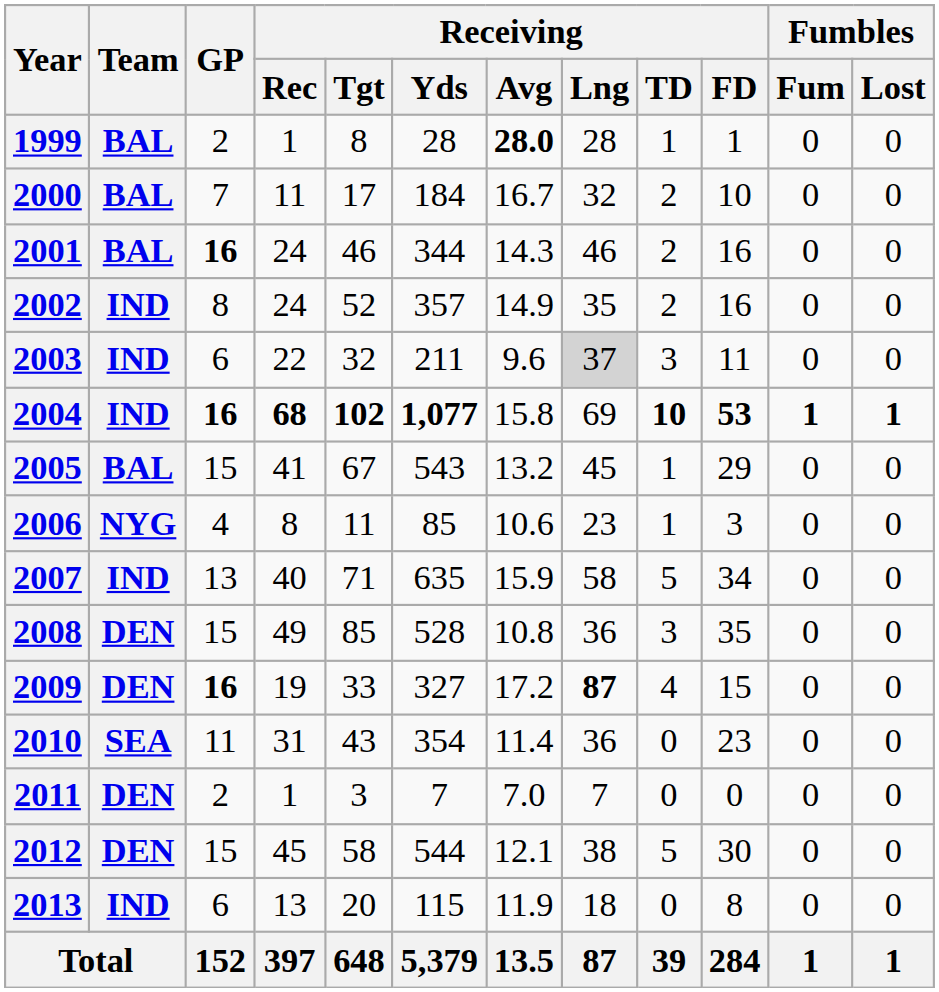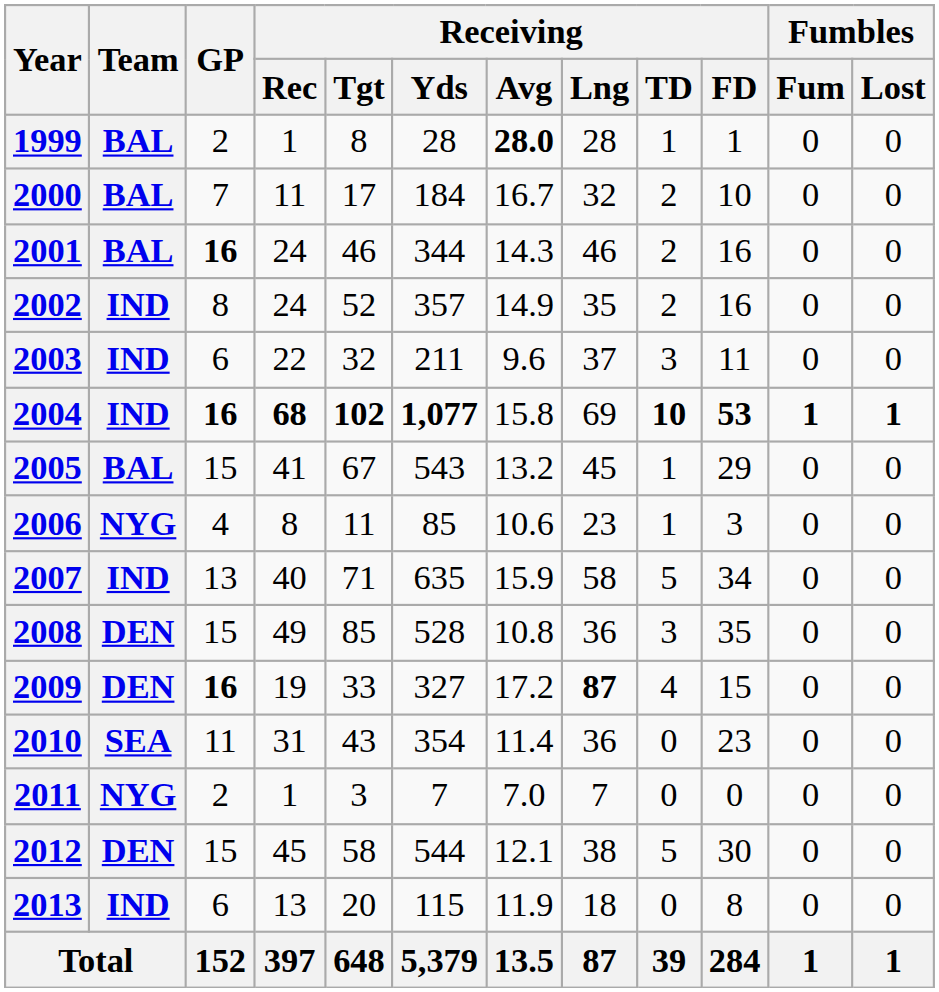(600, 359) lightgrey background -> (600, 359) no background
(138, 795) DEN -> (138, 795) NYG
